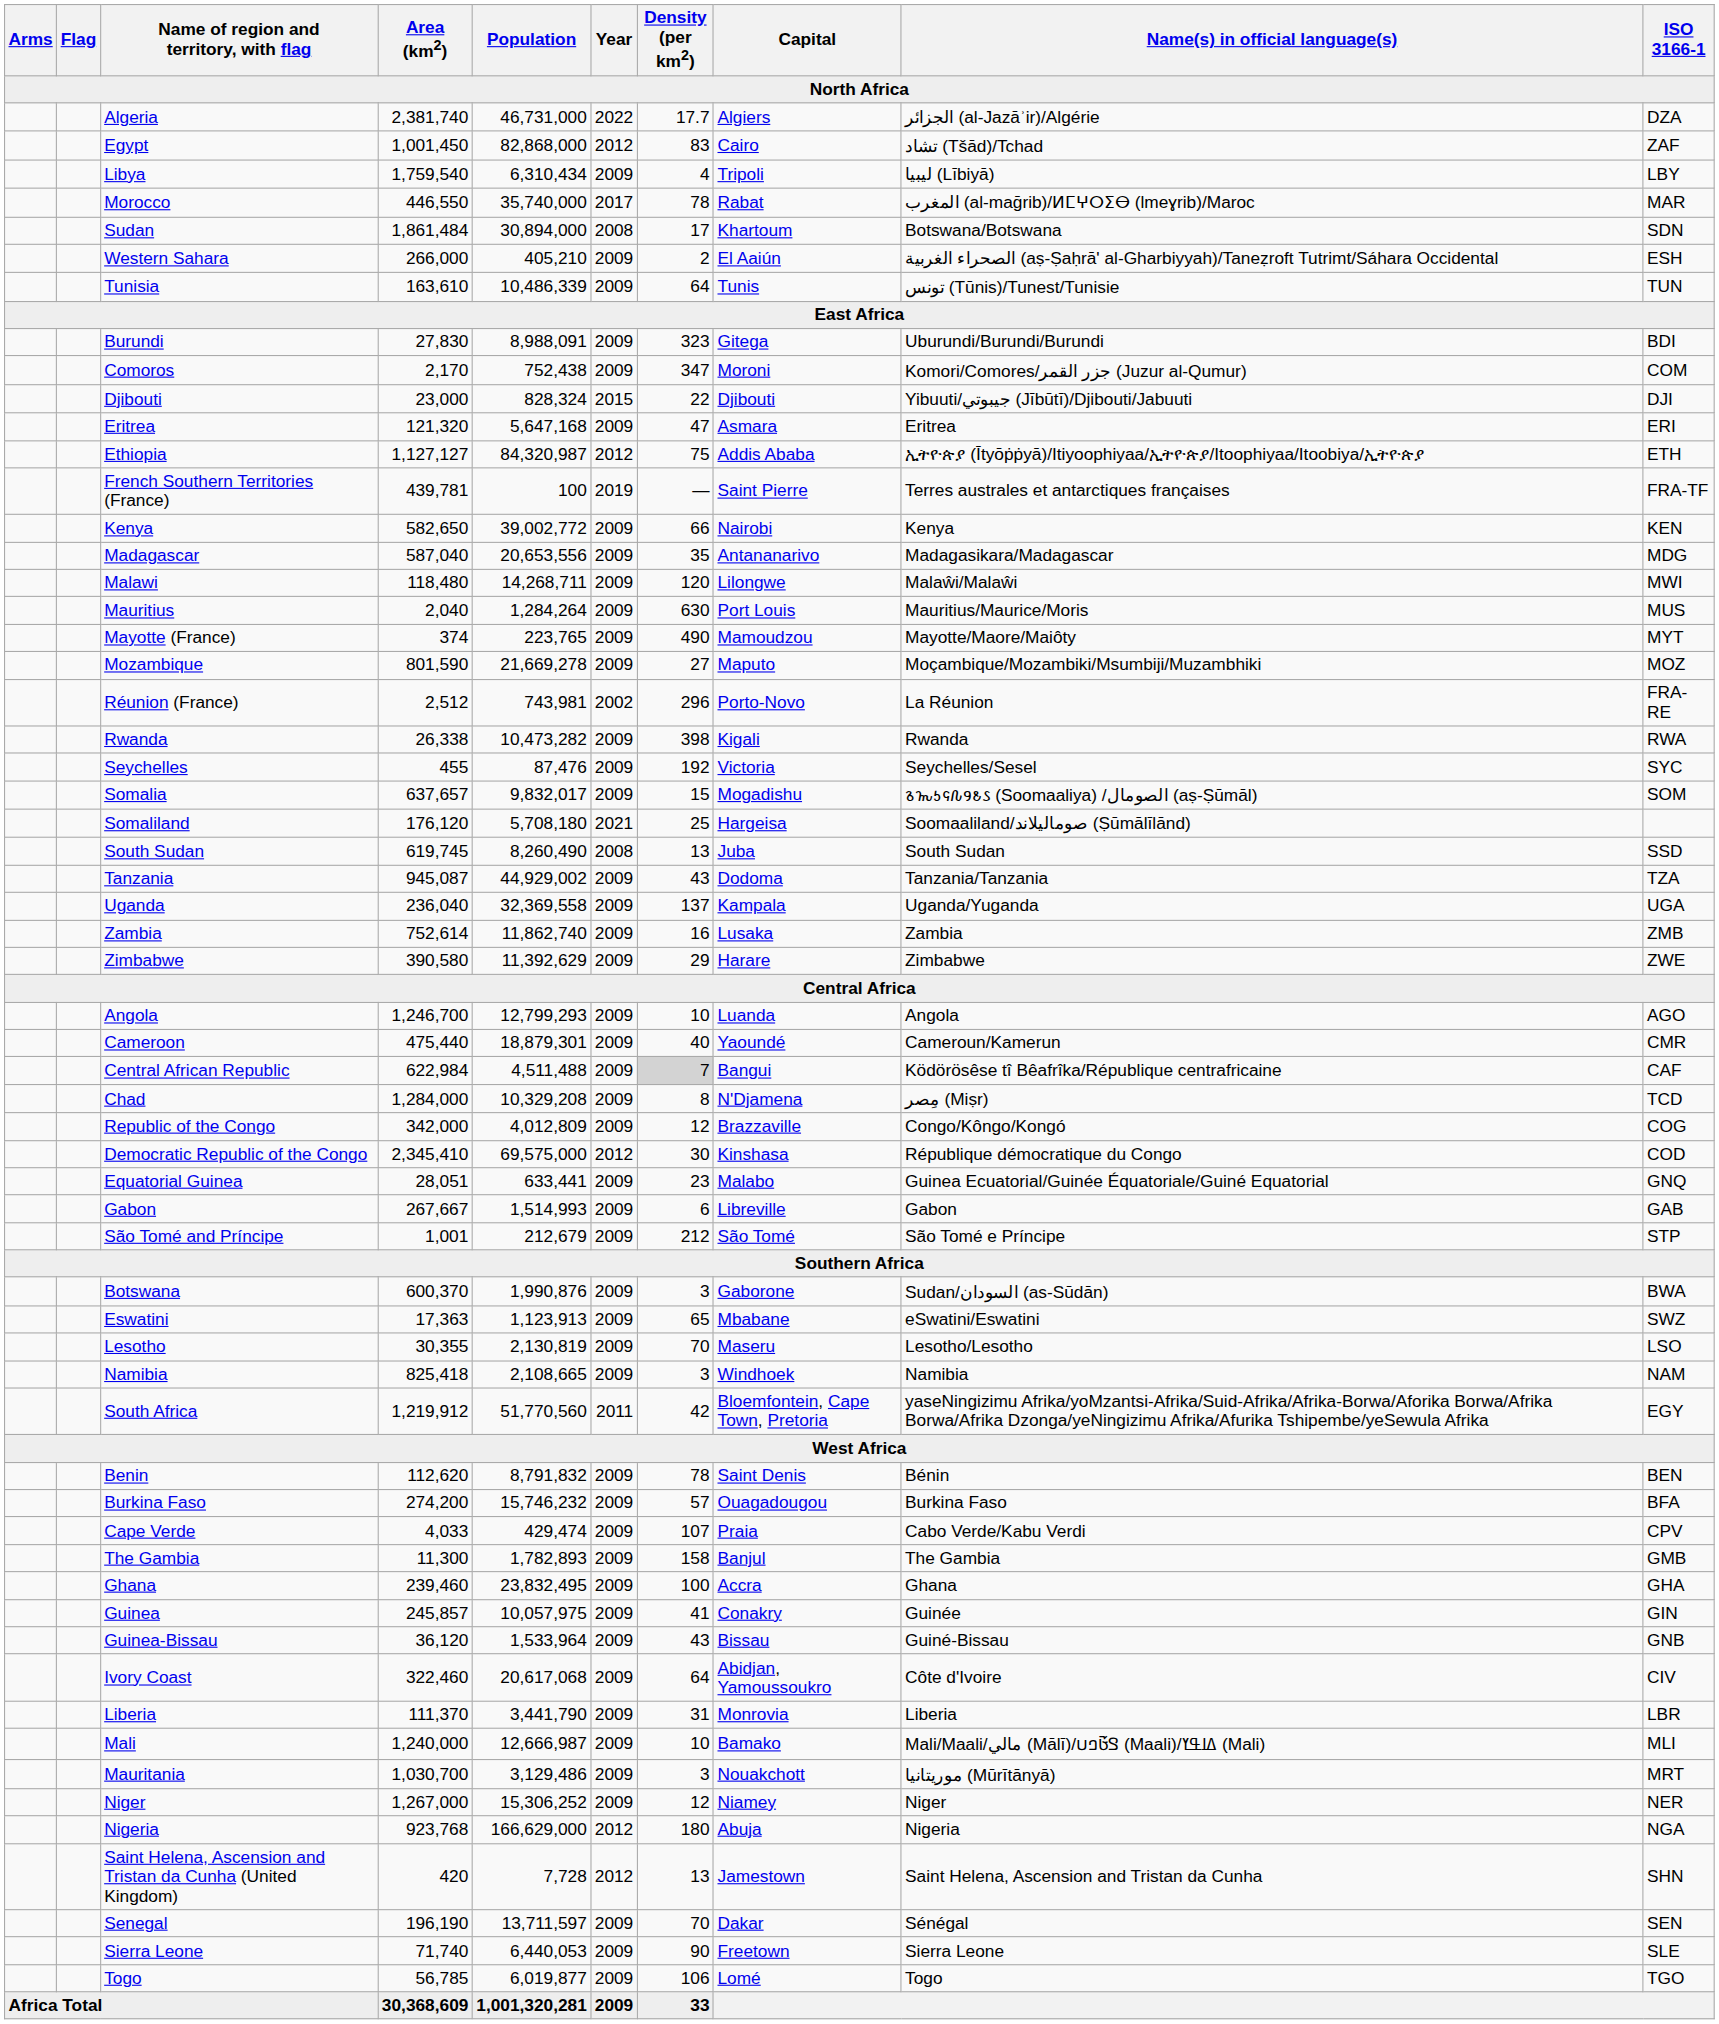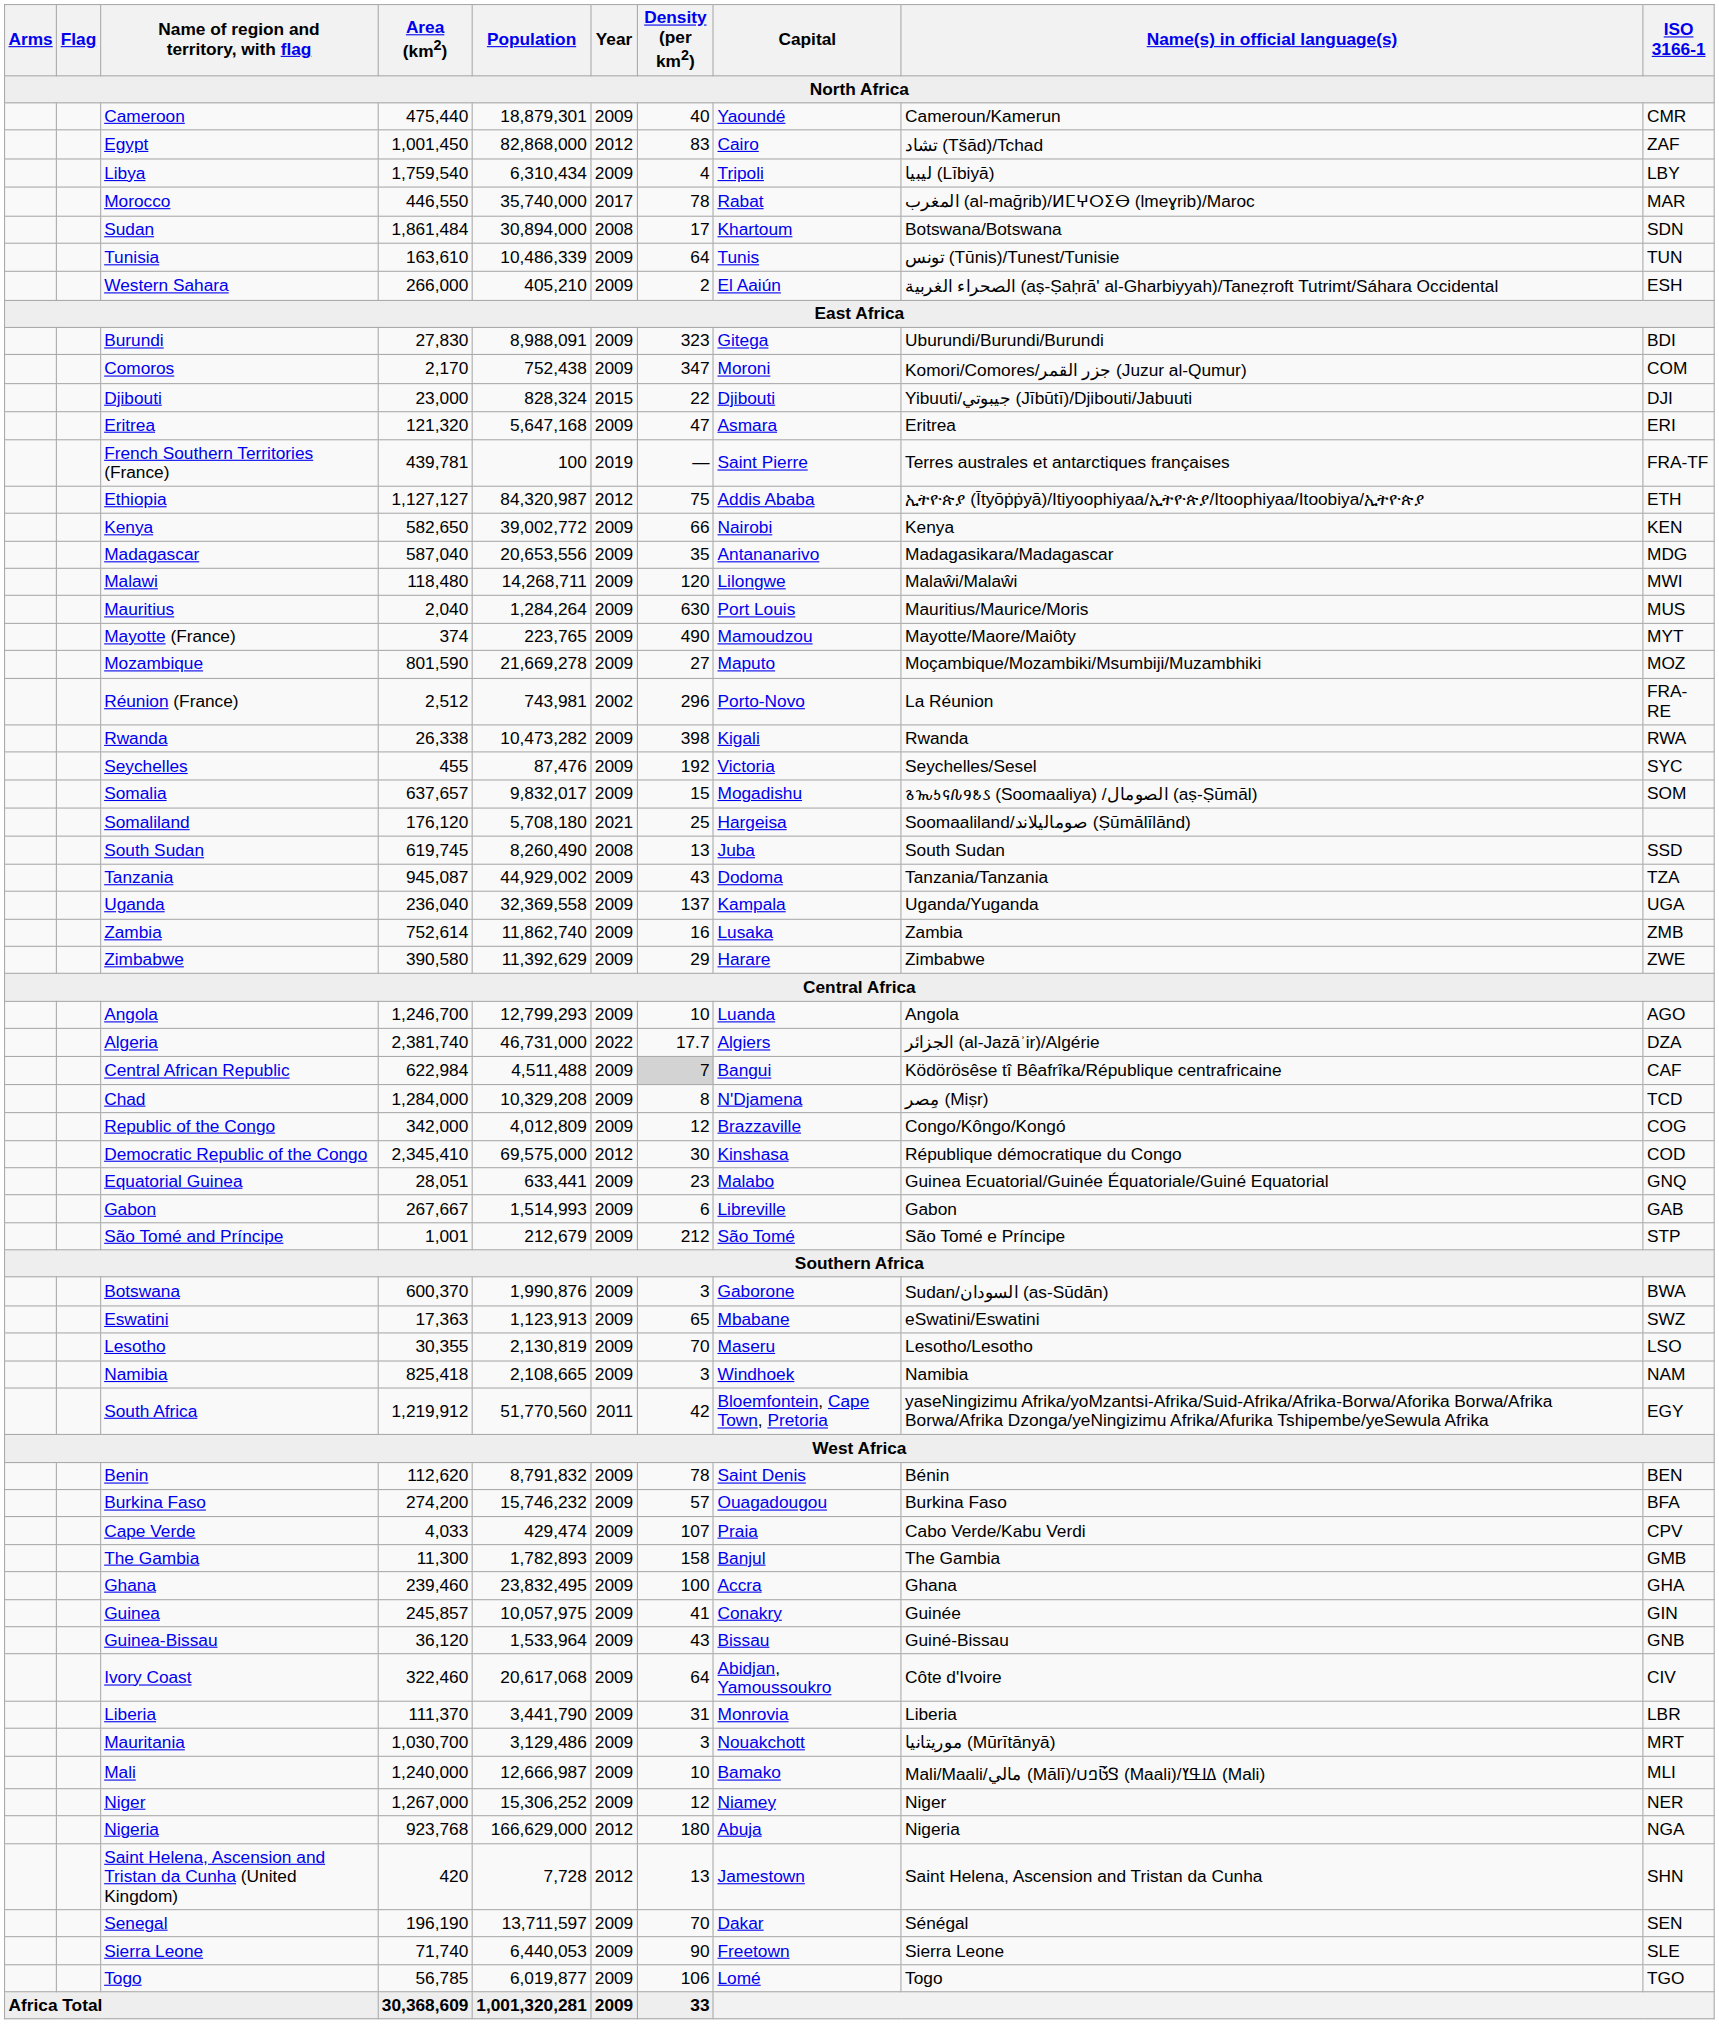rows swapped: (131, 117) <-> (144, 1043)
rows swapped: (132, 286) <-> (166, 258)
rows swapped: (135, 454) <-> (209, 491)
rows swapped: (120, 1744) <-> (144, 1774)
